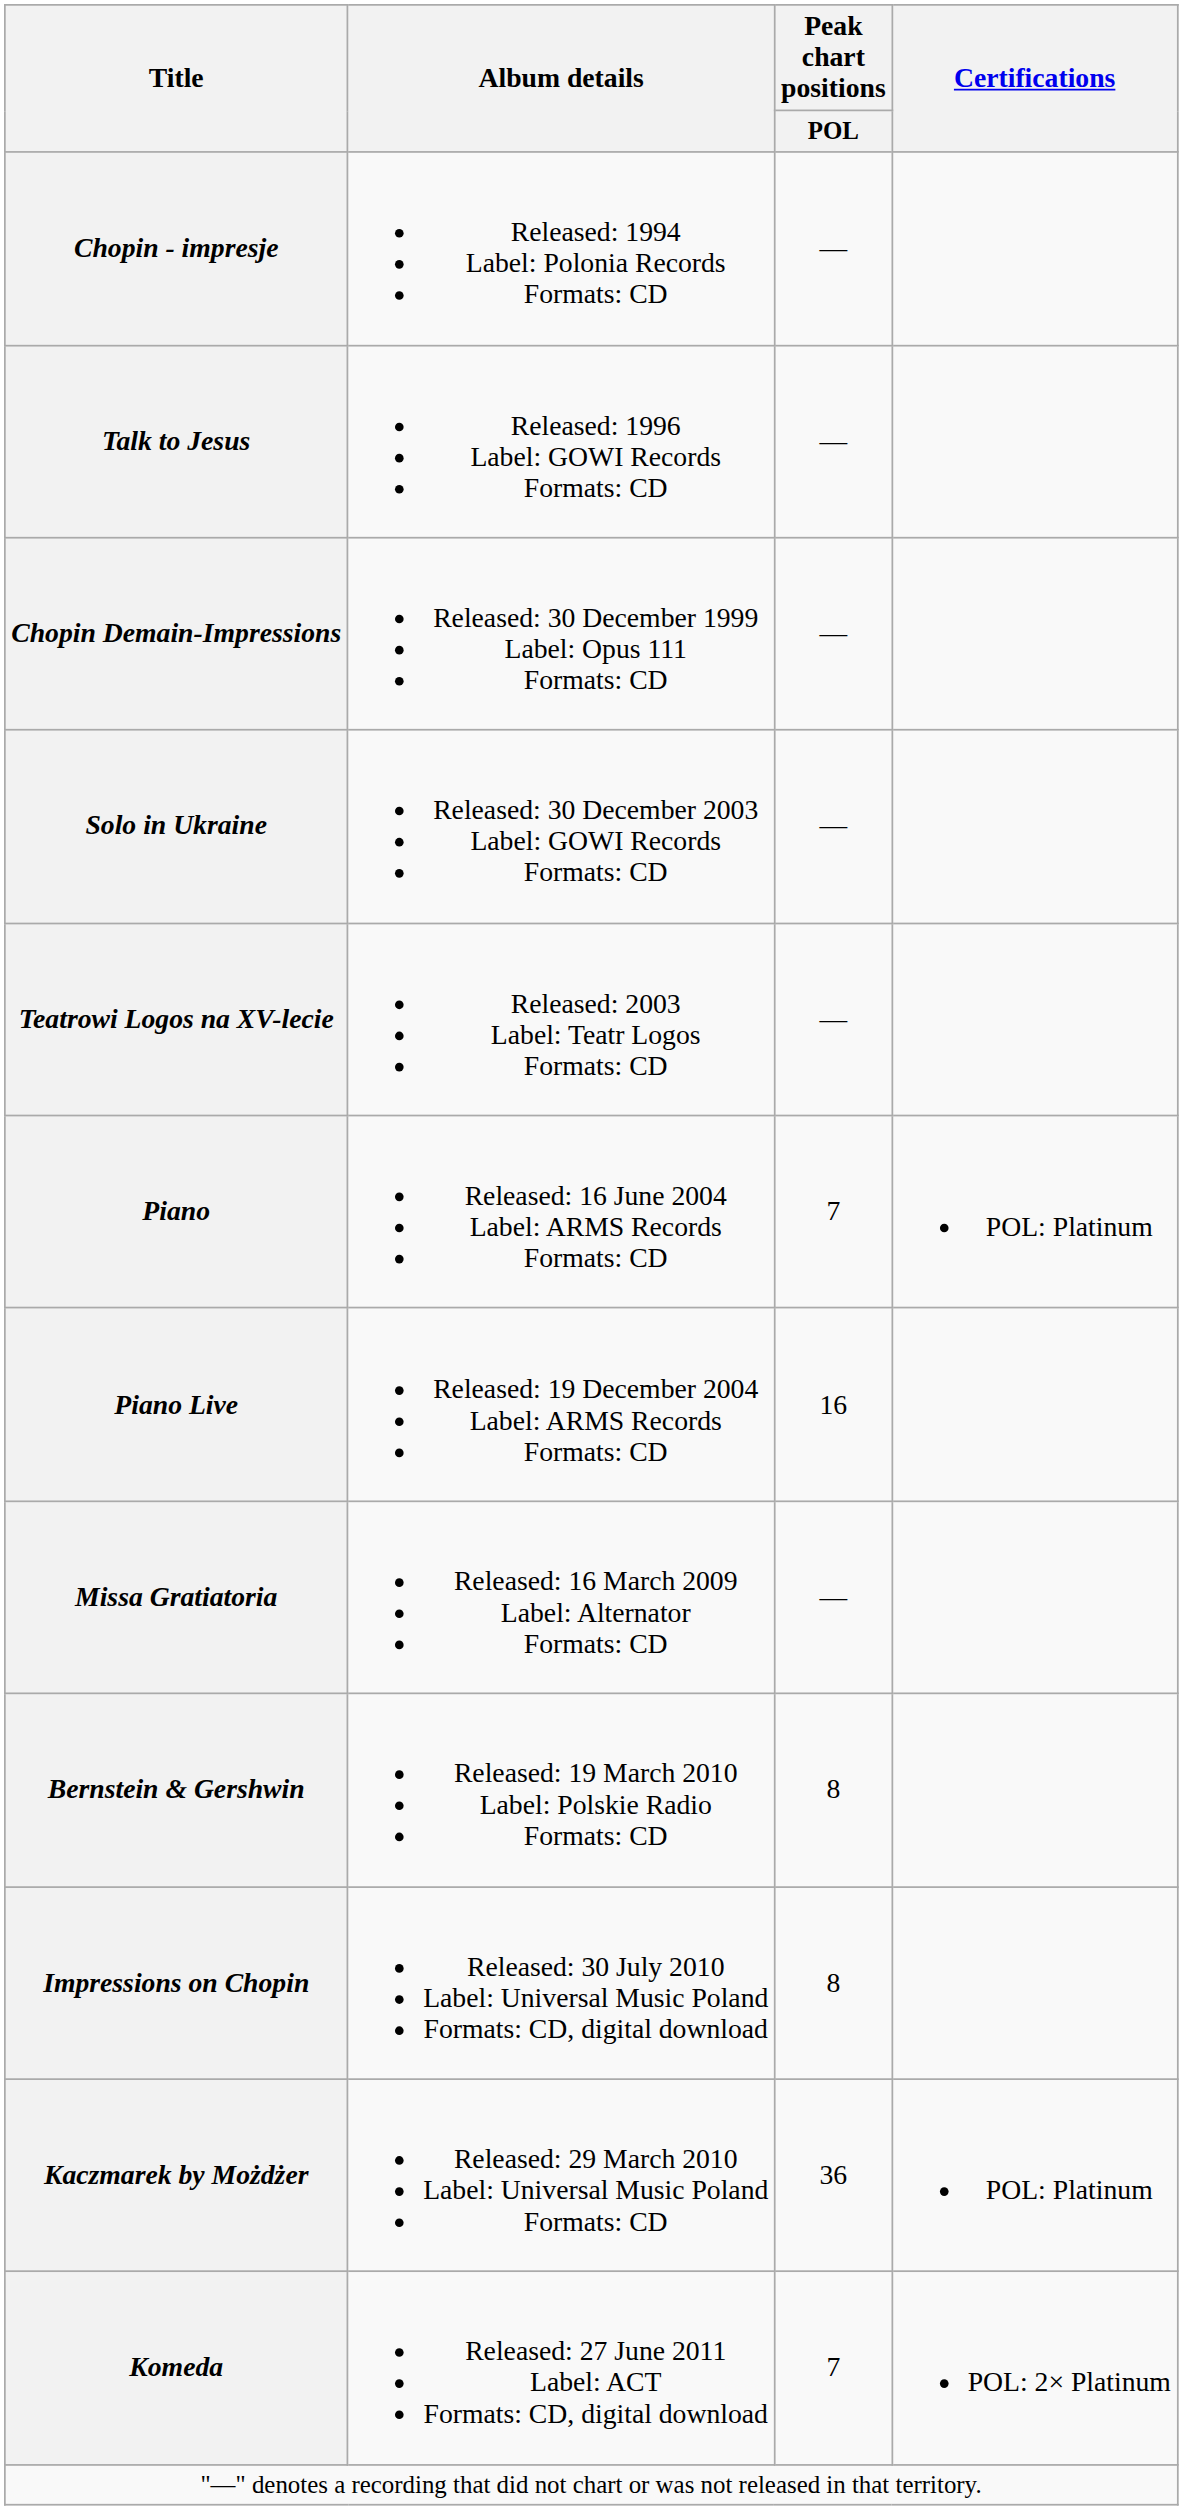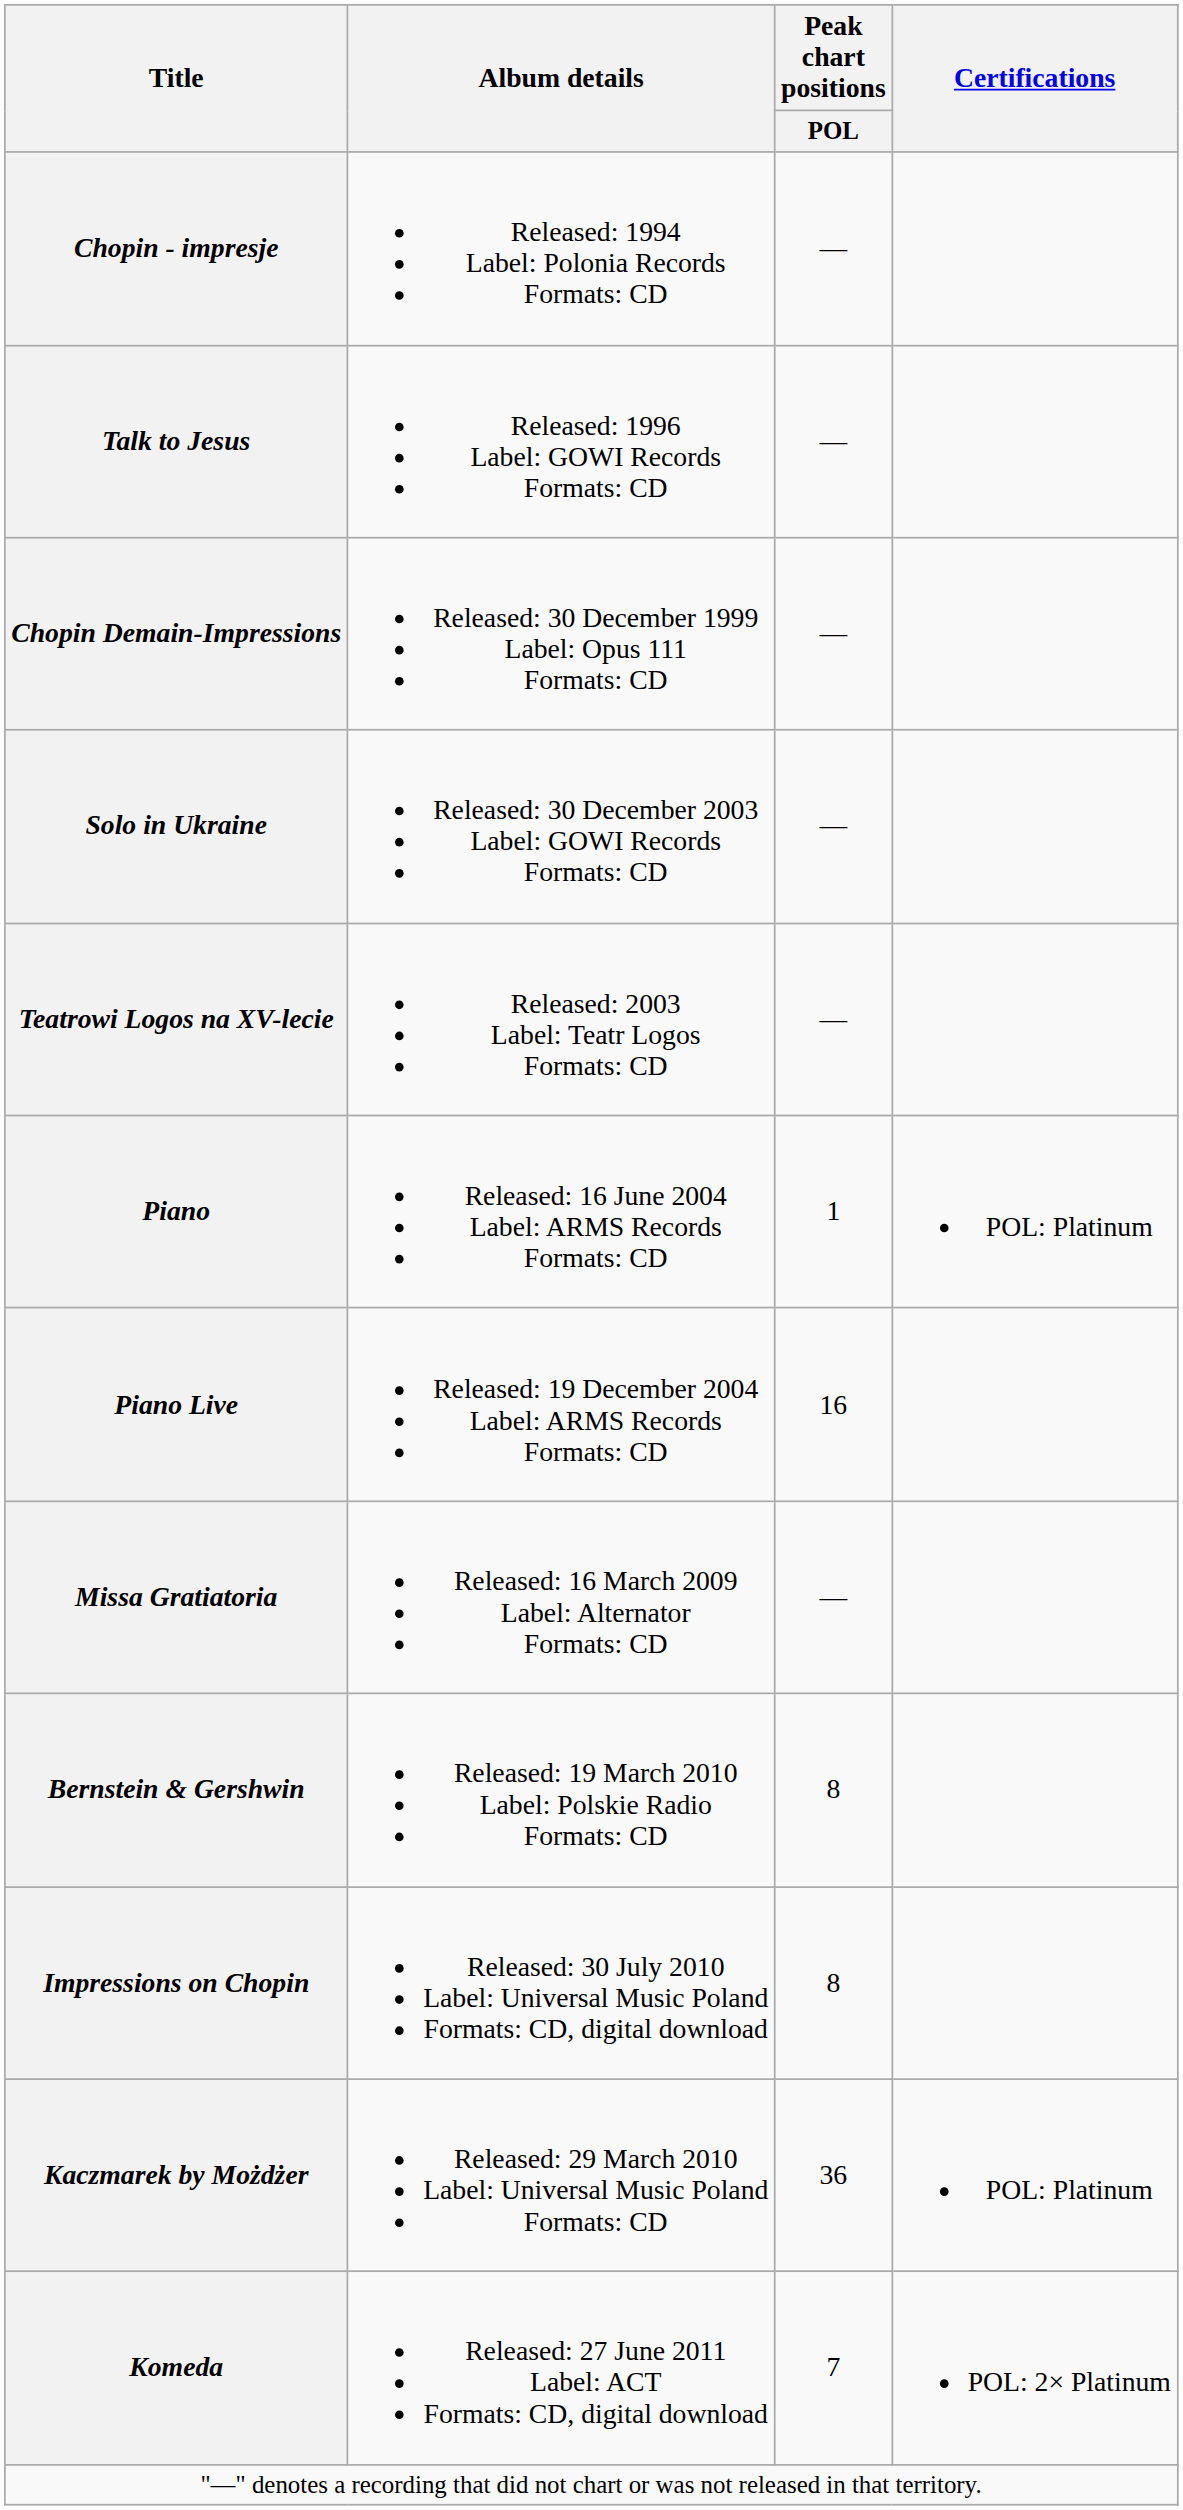(833, 1211) 7 -> (833, 1211) 1
